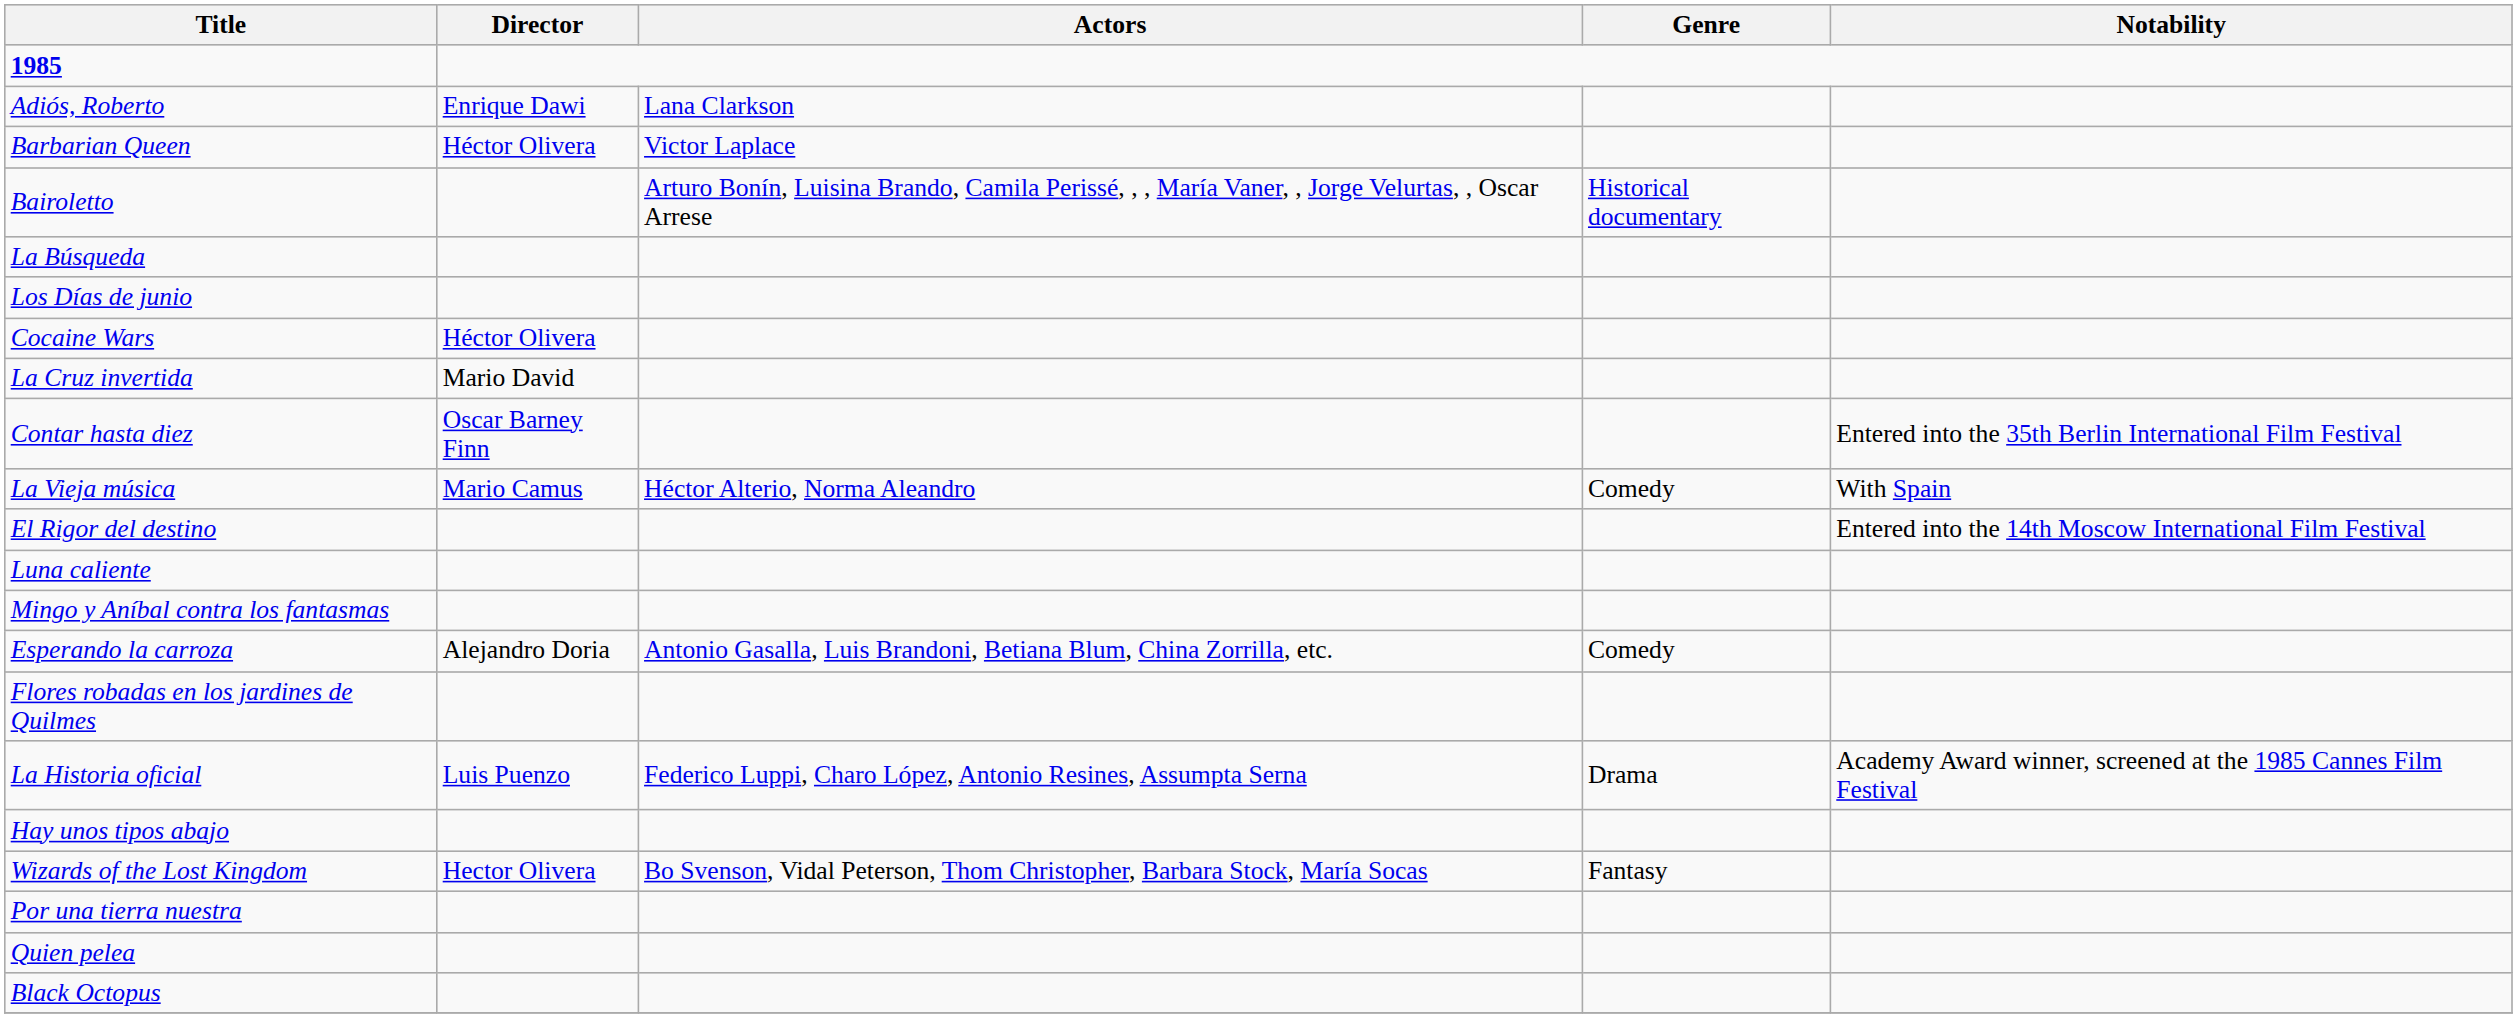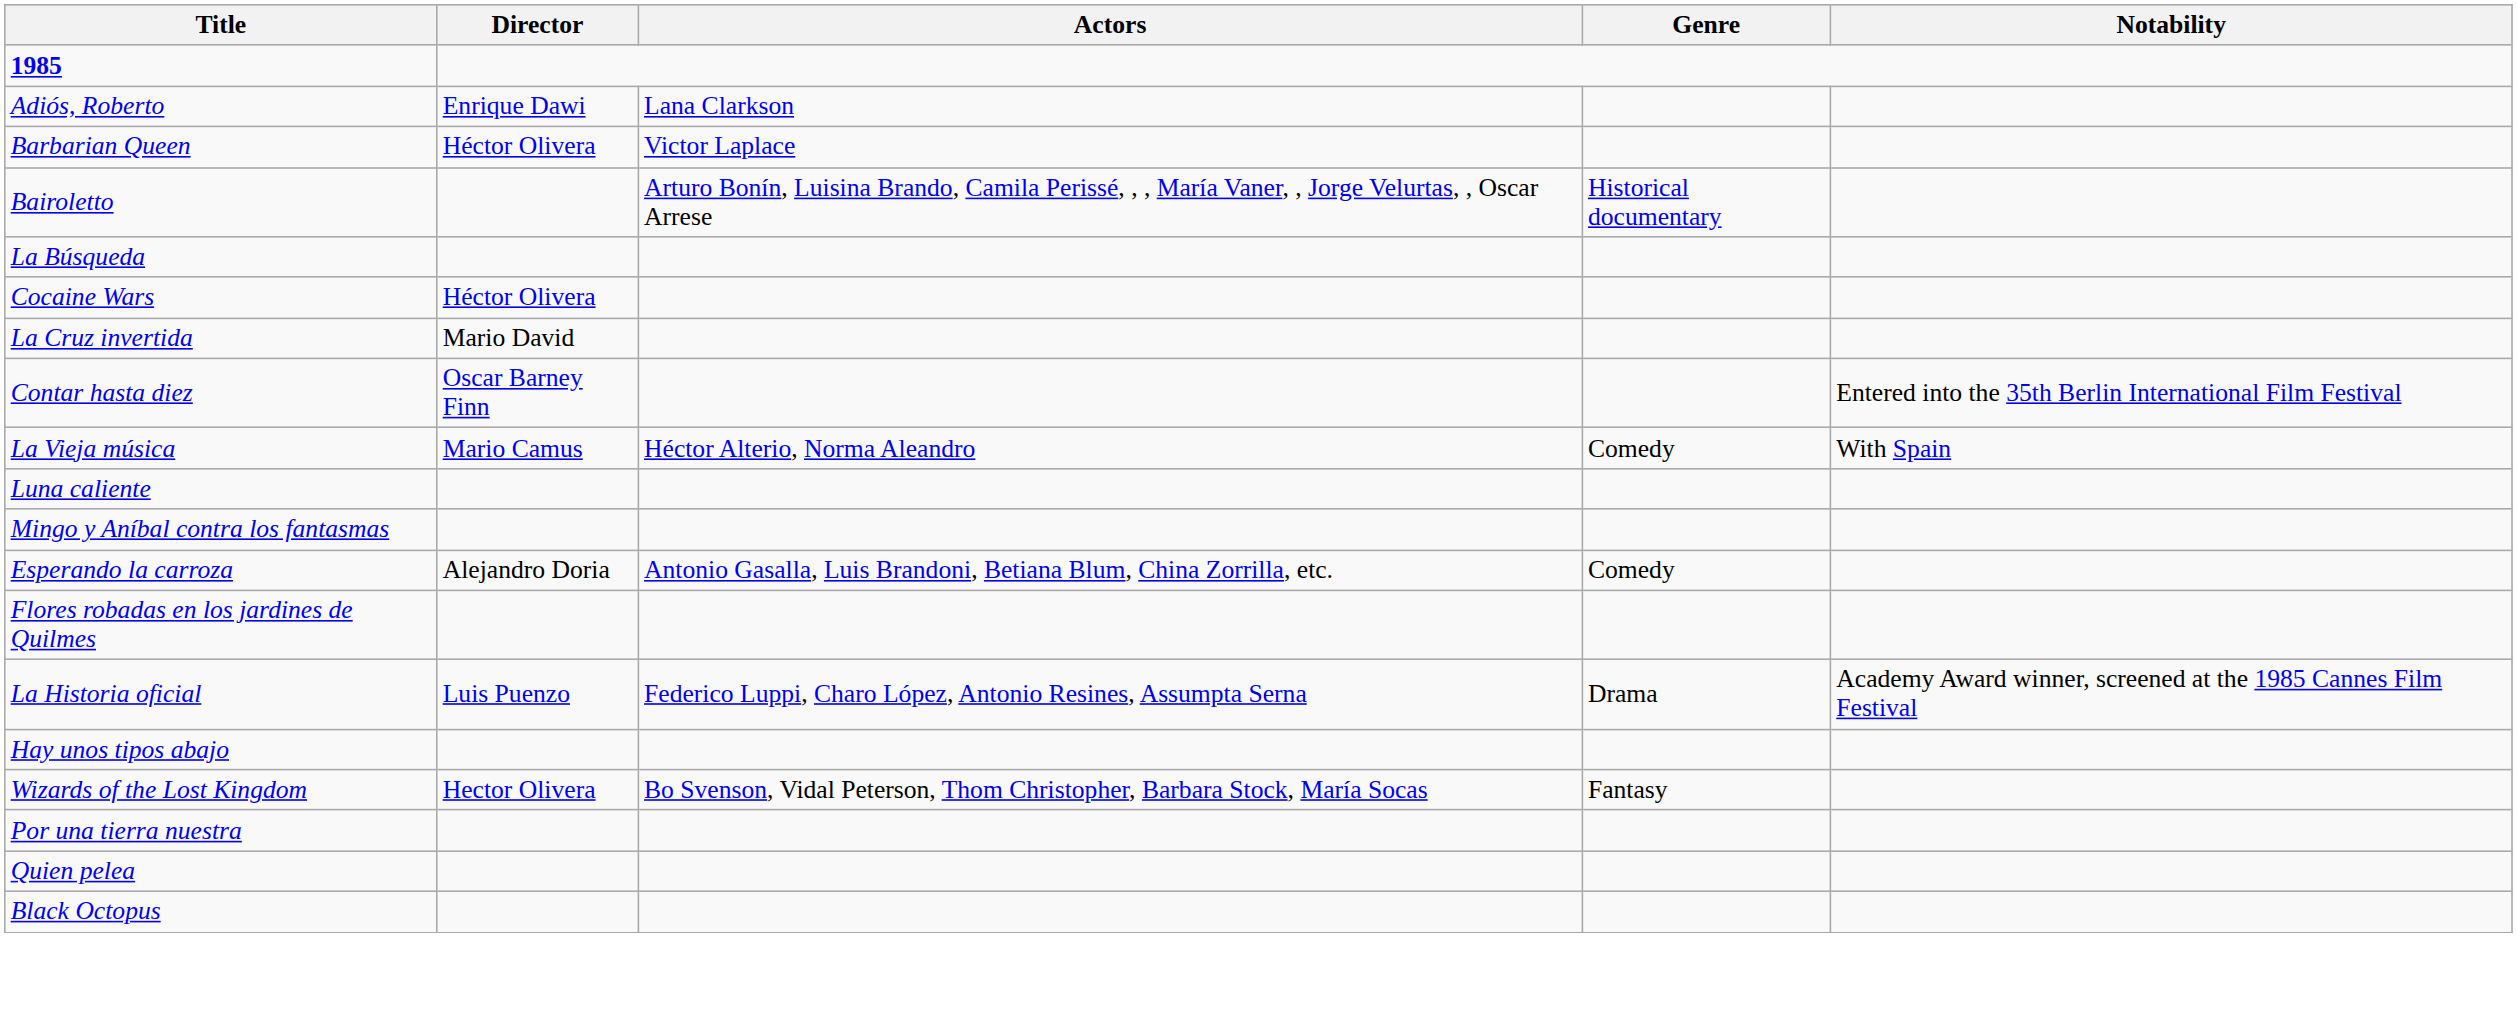- row: (101, 297)
- row: (113, 529)
